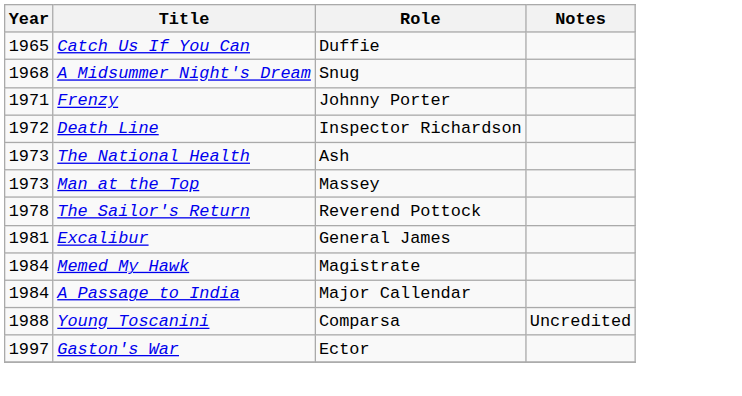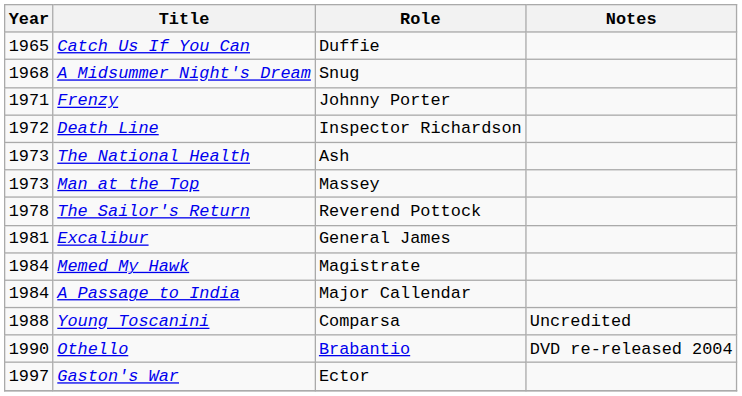+ row: (93, 349)
